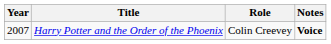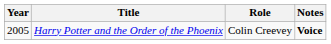(18, 30) 2007 -> (18, 30) 2005
